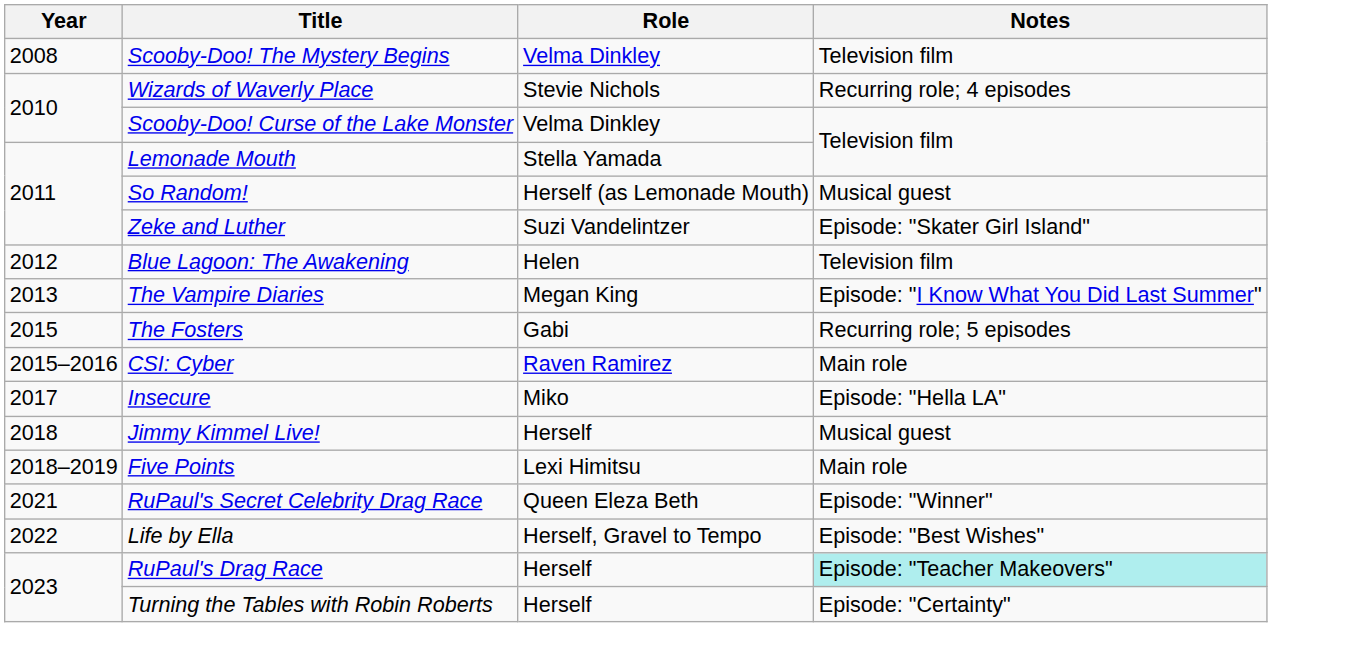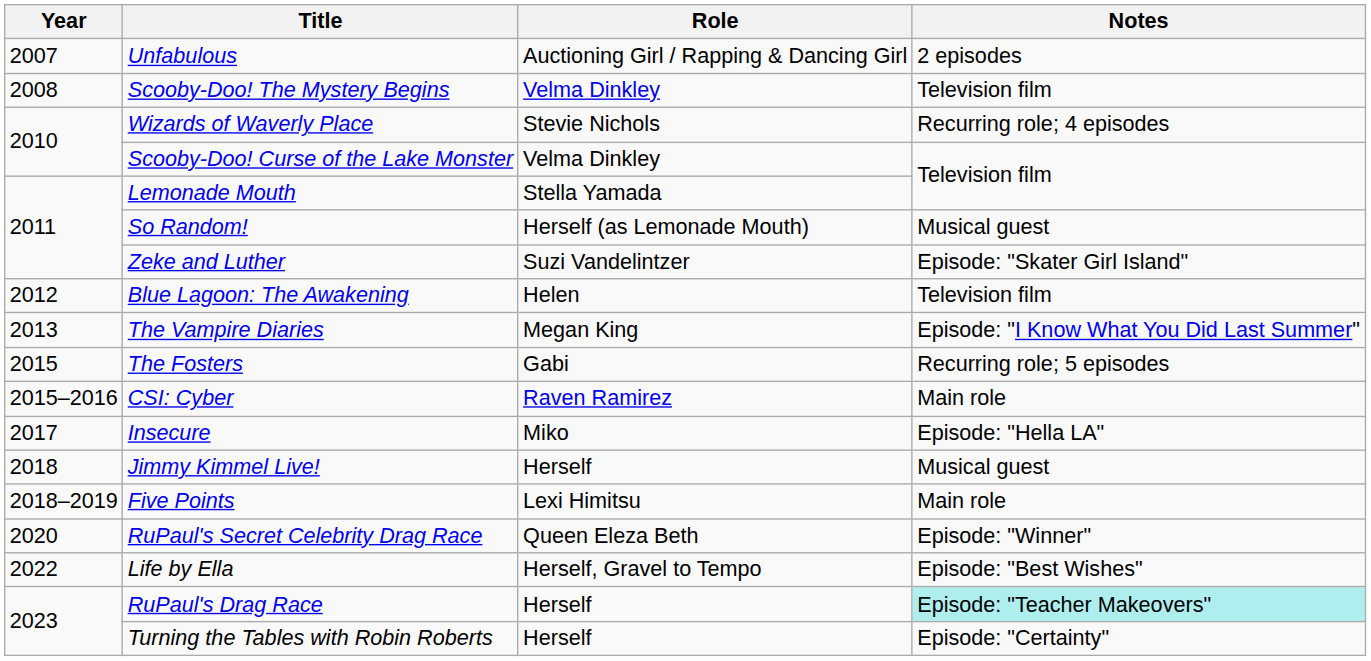+ row: (182, 55)
(34, 501) 2021 -> (34, 535) 2020
